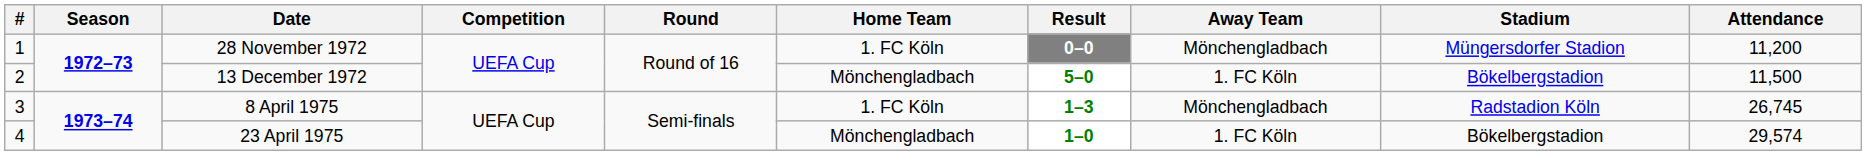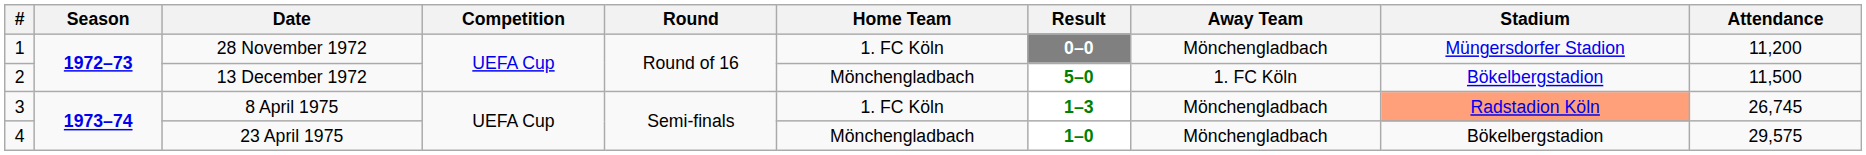(1535, 107) no background -> (1535, 107) lightsalmon background
(1255, 136) 1. FC Köln -> (1255, 136) Mönchengladbach
(1775, 136) 29,574 -> (1775, 136) 29,575
